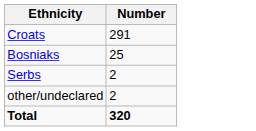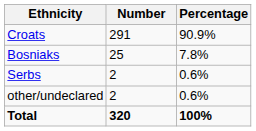+ column: (214, 14)
